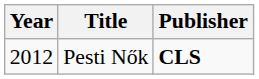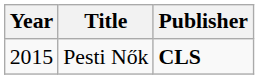(31, 56) 2012 -> (31, 56) 2015
